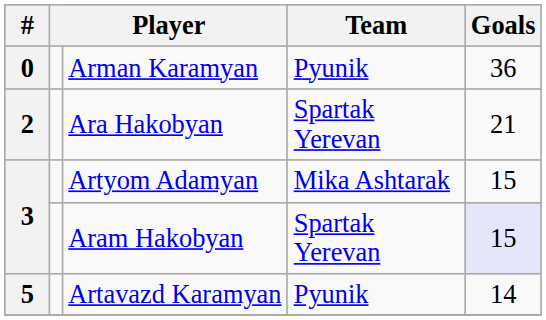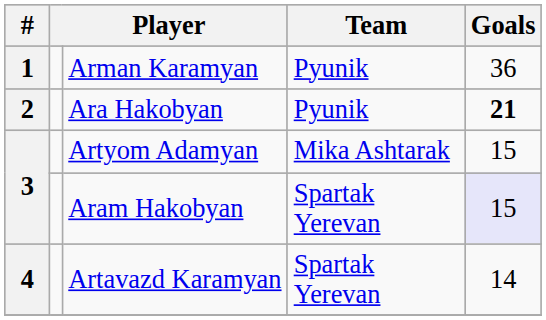(27, 67) 0 -> (27, 67) 1
(337, 124) Spartak Yerevan -> (331, 109) Pyunik
(503, 124) normal -> (503, 109) bold
(27, 294) 5 -> (27, 279) 4
(331, 294) Pyunik -> (337, 279) Spartak Yerevan
